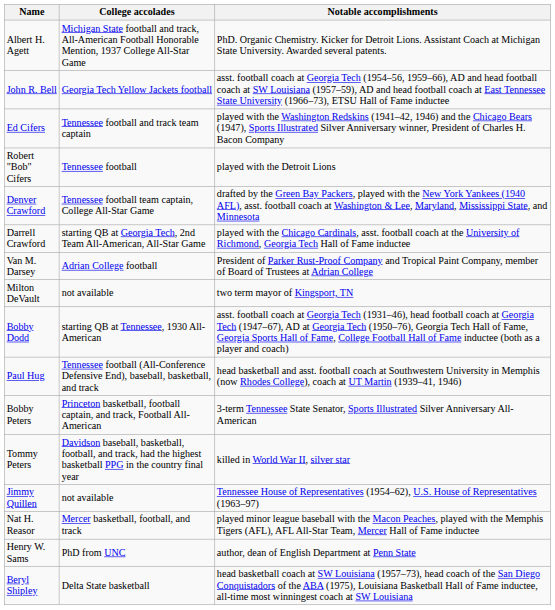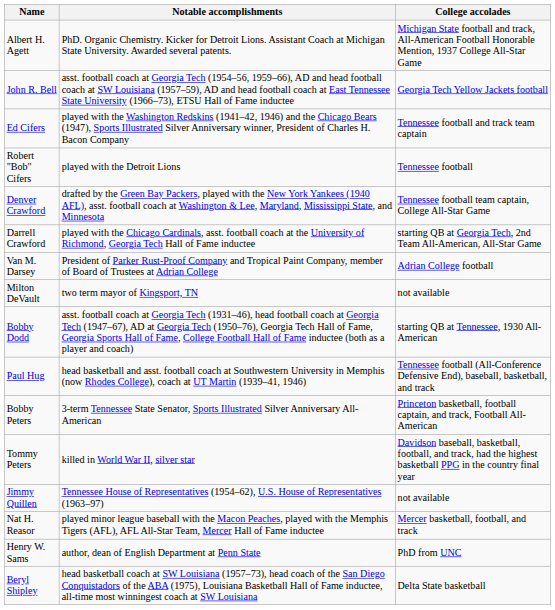columns swapped: (137, 12) <-> (383, 12)
